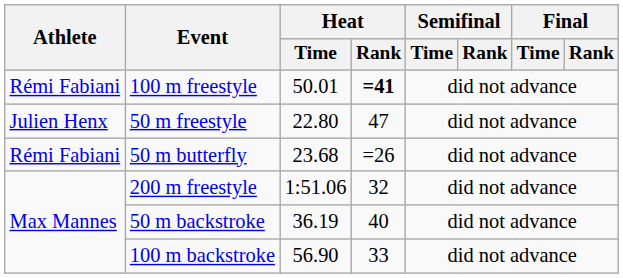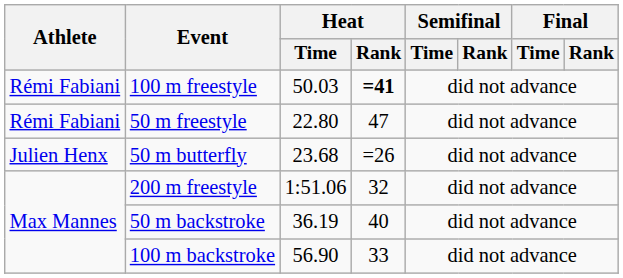(316, 87) 50.01 -> (316, 87) 50.03
(59, 121) Julien Henx -> (65, 121) Rémi Fabiani
(65, 154) Rémi Fabiani -> (59, 154) Julien Henx
